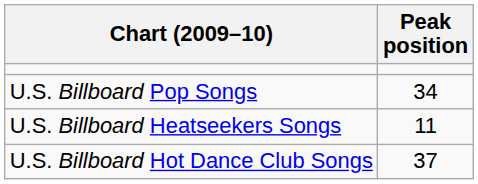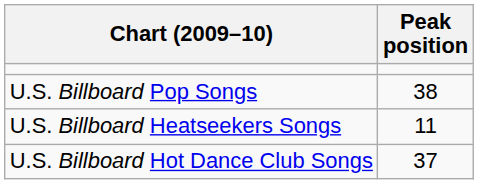(426, 91) 34 -> (426, 91) 38
